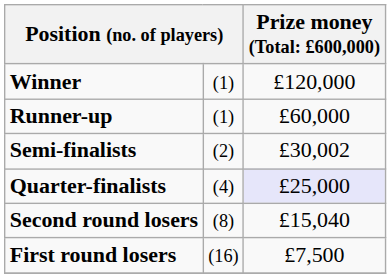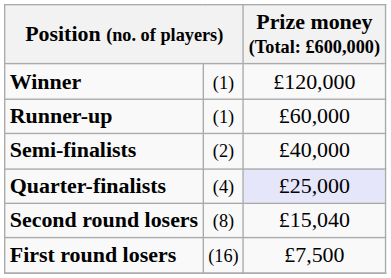(314, 150) £30,002 -> (314, 150) £40,000
